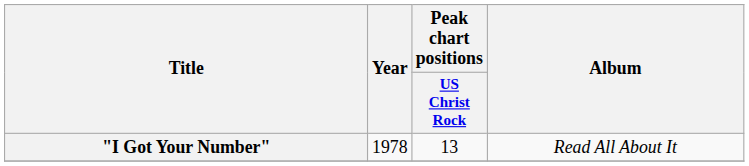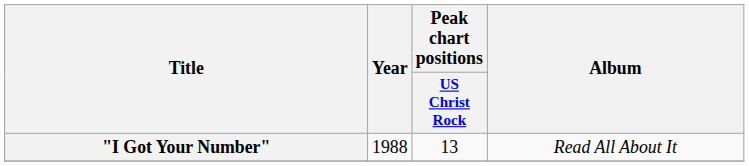(390, 147) 1978 -> (390, 147) 1988
